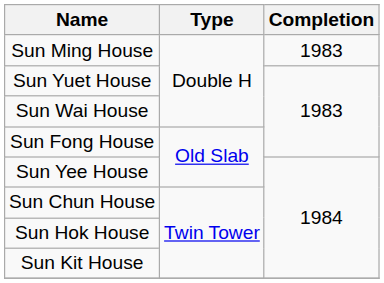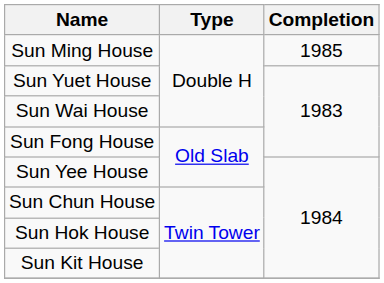(321, 50) 1983 -> (321, 50) 1985
